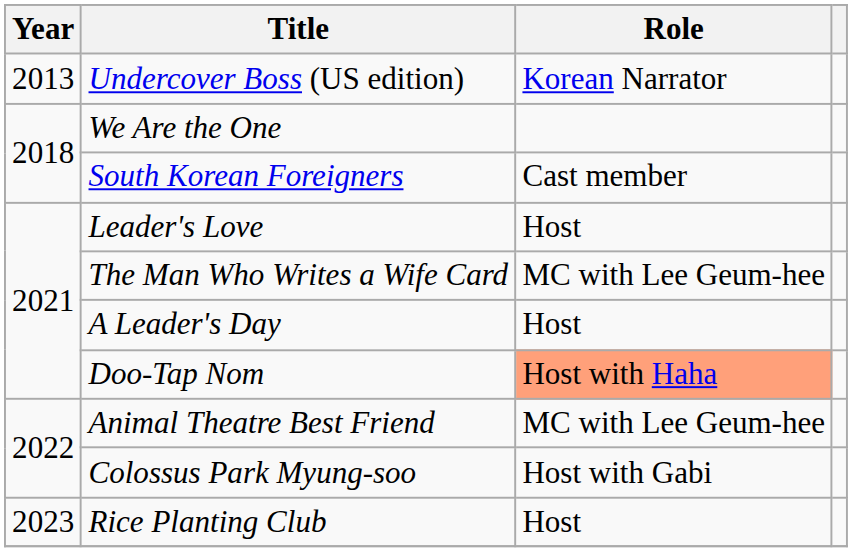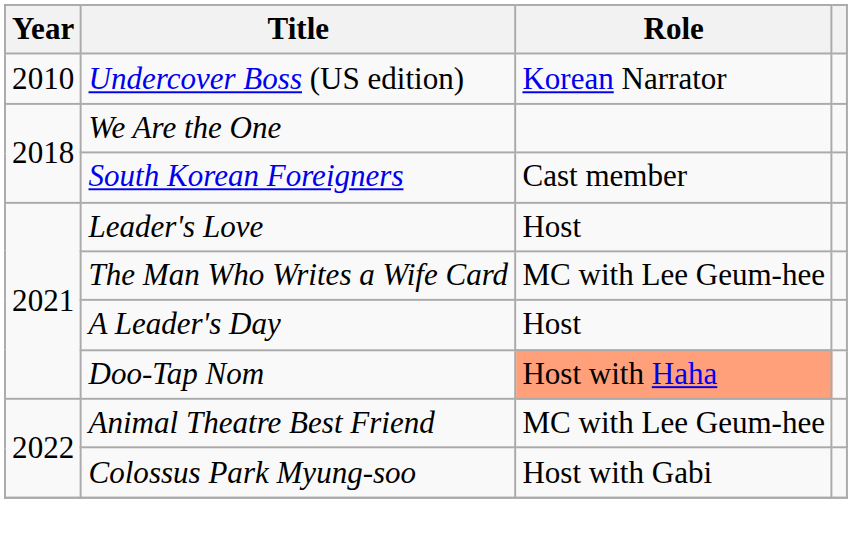(43, 78) 2013 -> (43, 78) 2010
- row: (207, 521)
